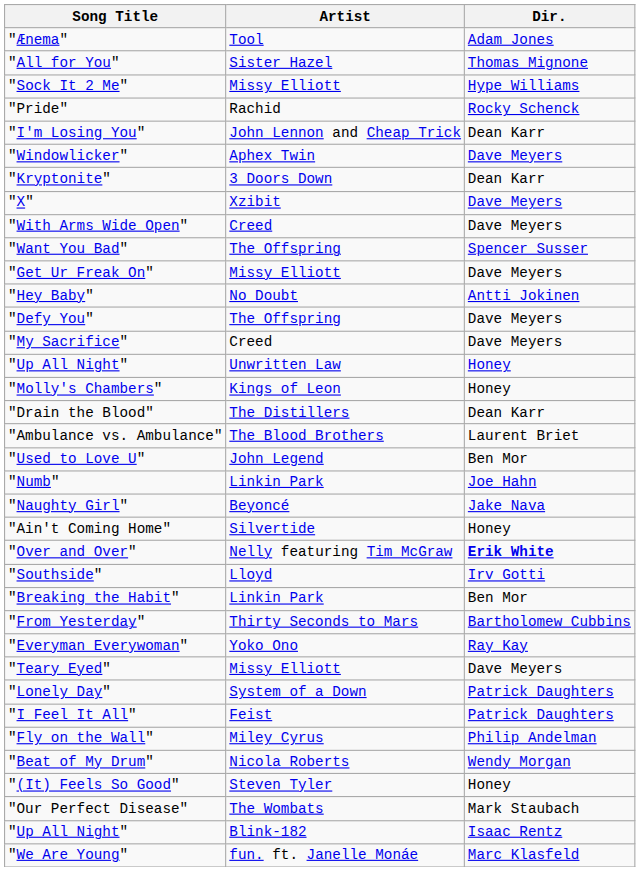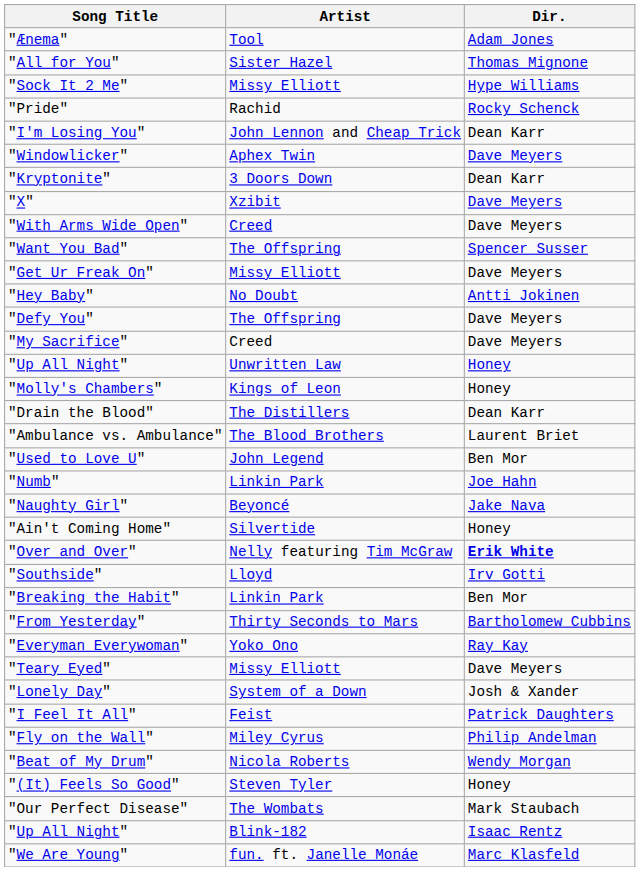(541, 692) Patrick Daughters -> (524, 692) Josh & Xander
